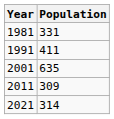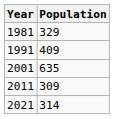(49, 32) 331 -> (49, 32) 329
(49, 50) 411 -> (49, 50) 409
